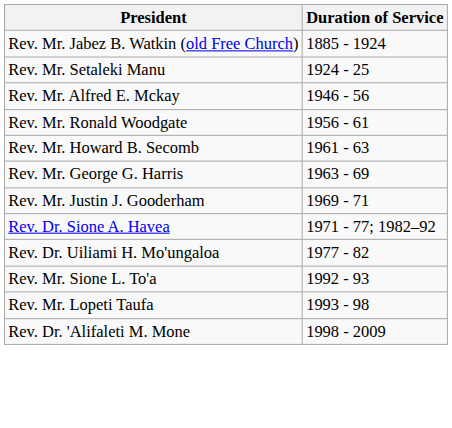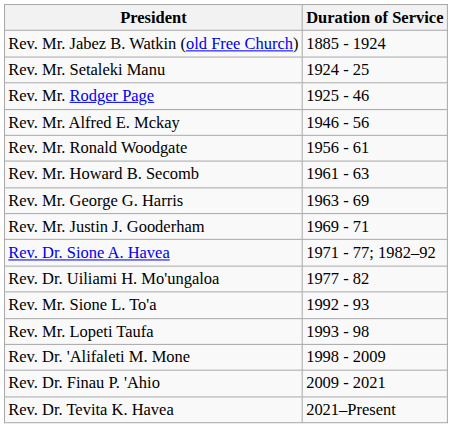+ row: (81, 95)
+ row: (84, 383)
+ row: (91, 409)
